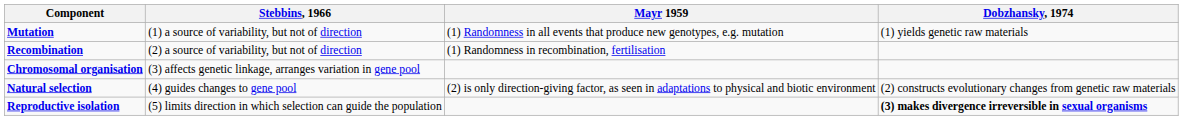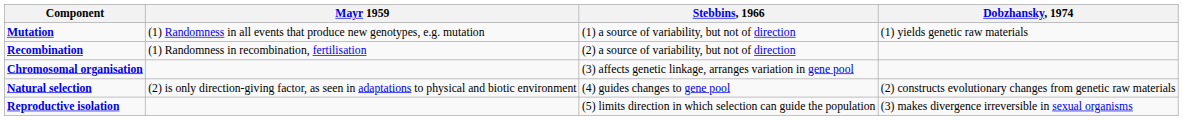columns swapped: (661, 13) <-> (295, 13)
(1014, 106) bold -> (1007, 106) normal
